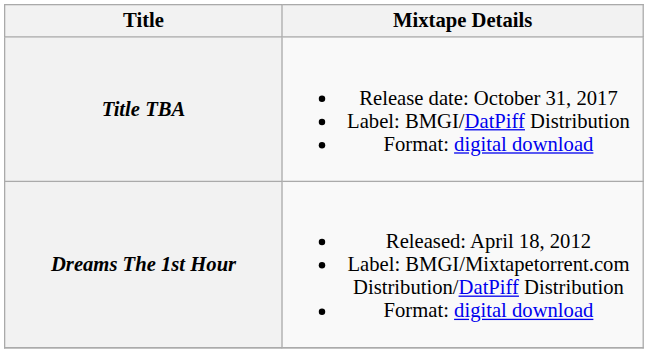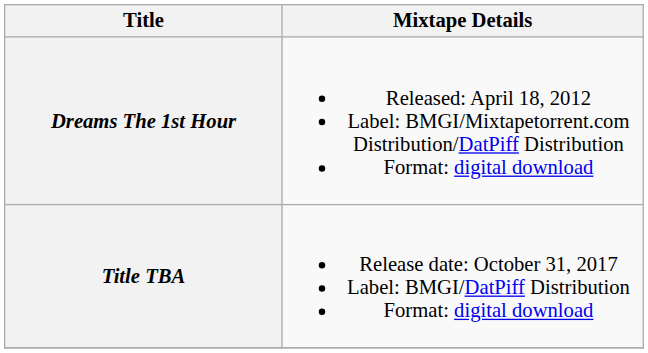rows swapped: (144, 264) <-> (144, 109)
